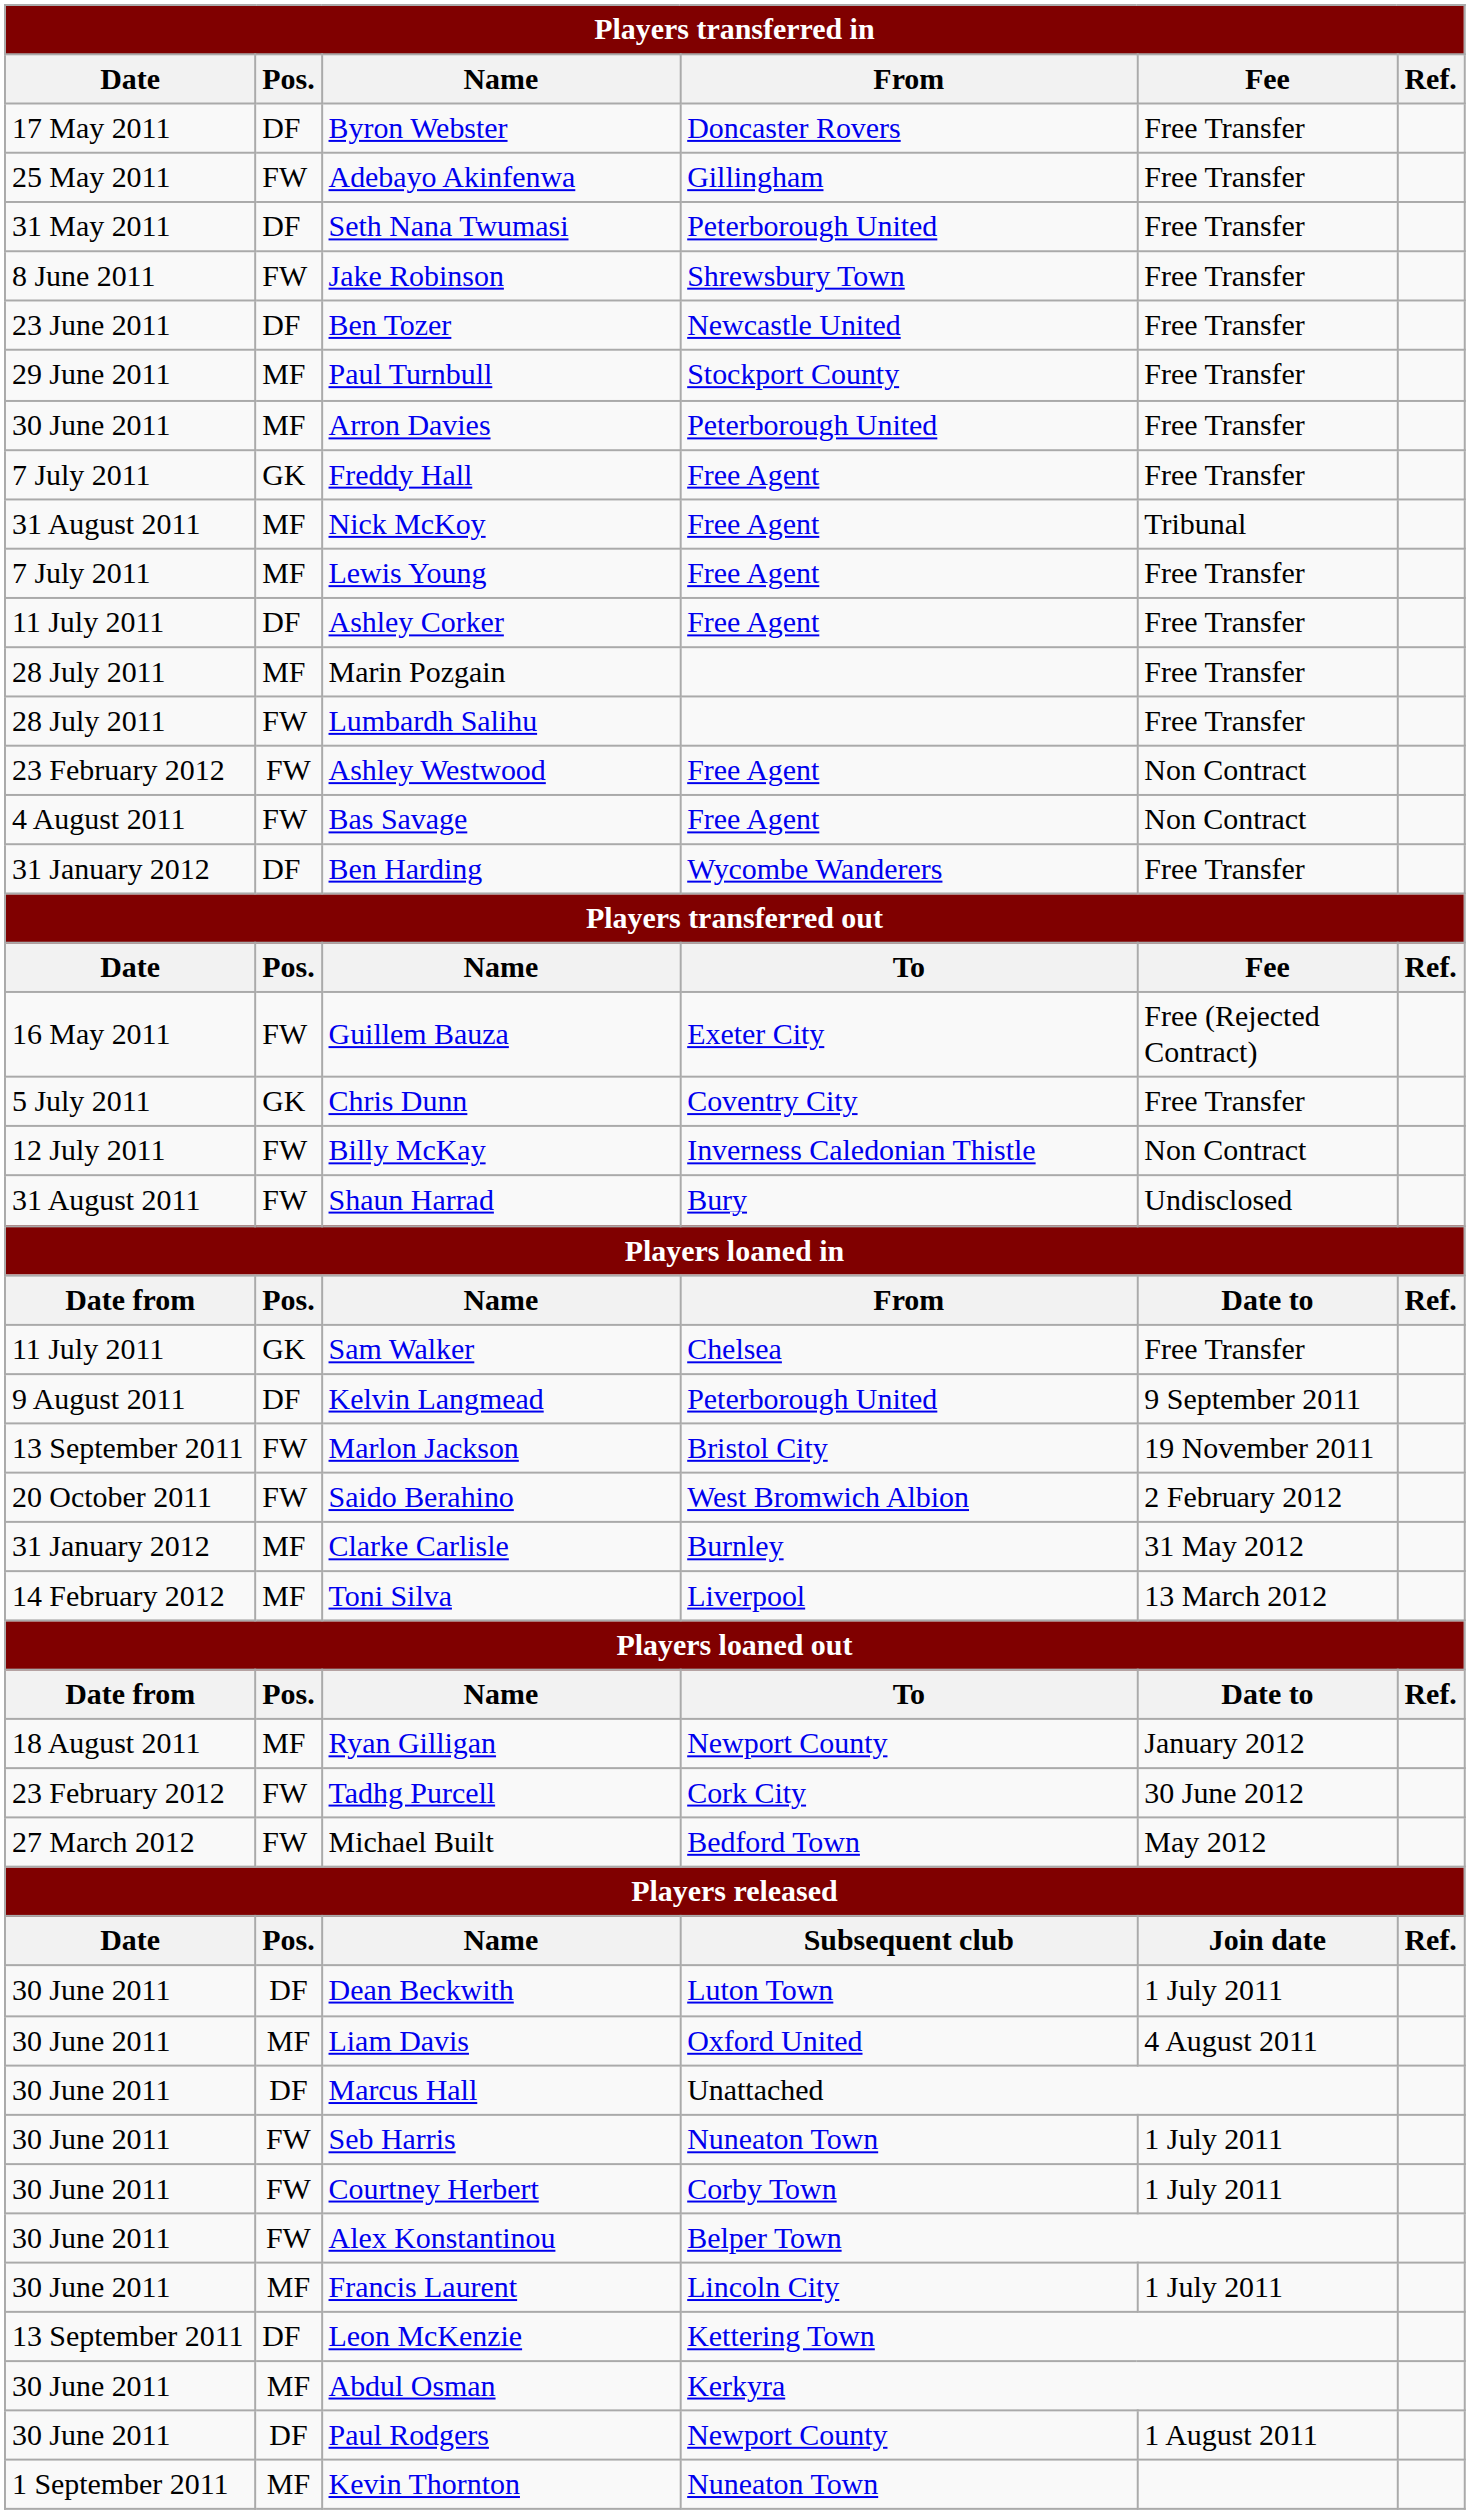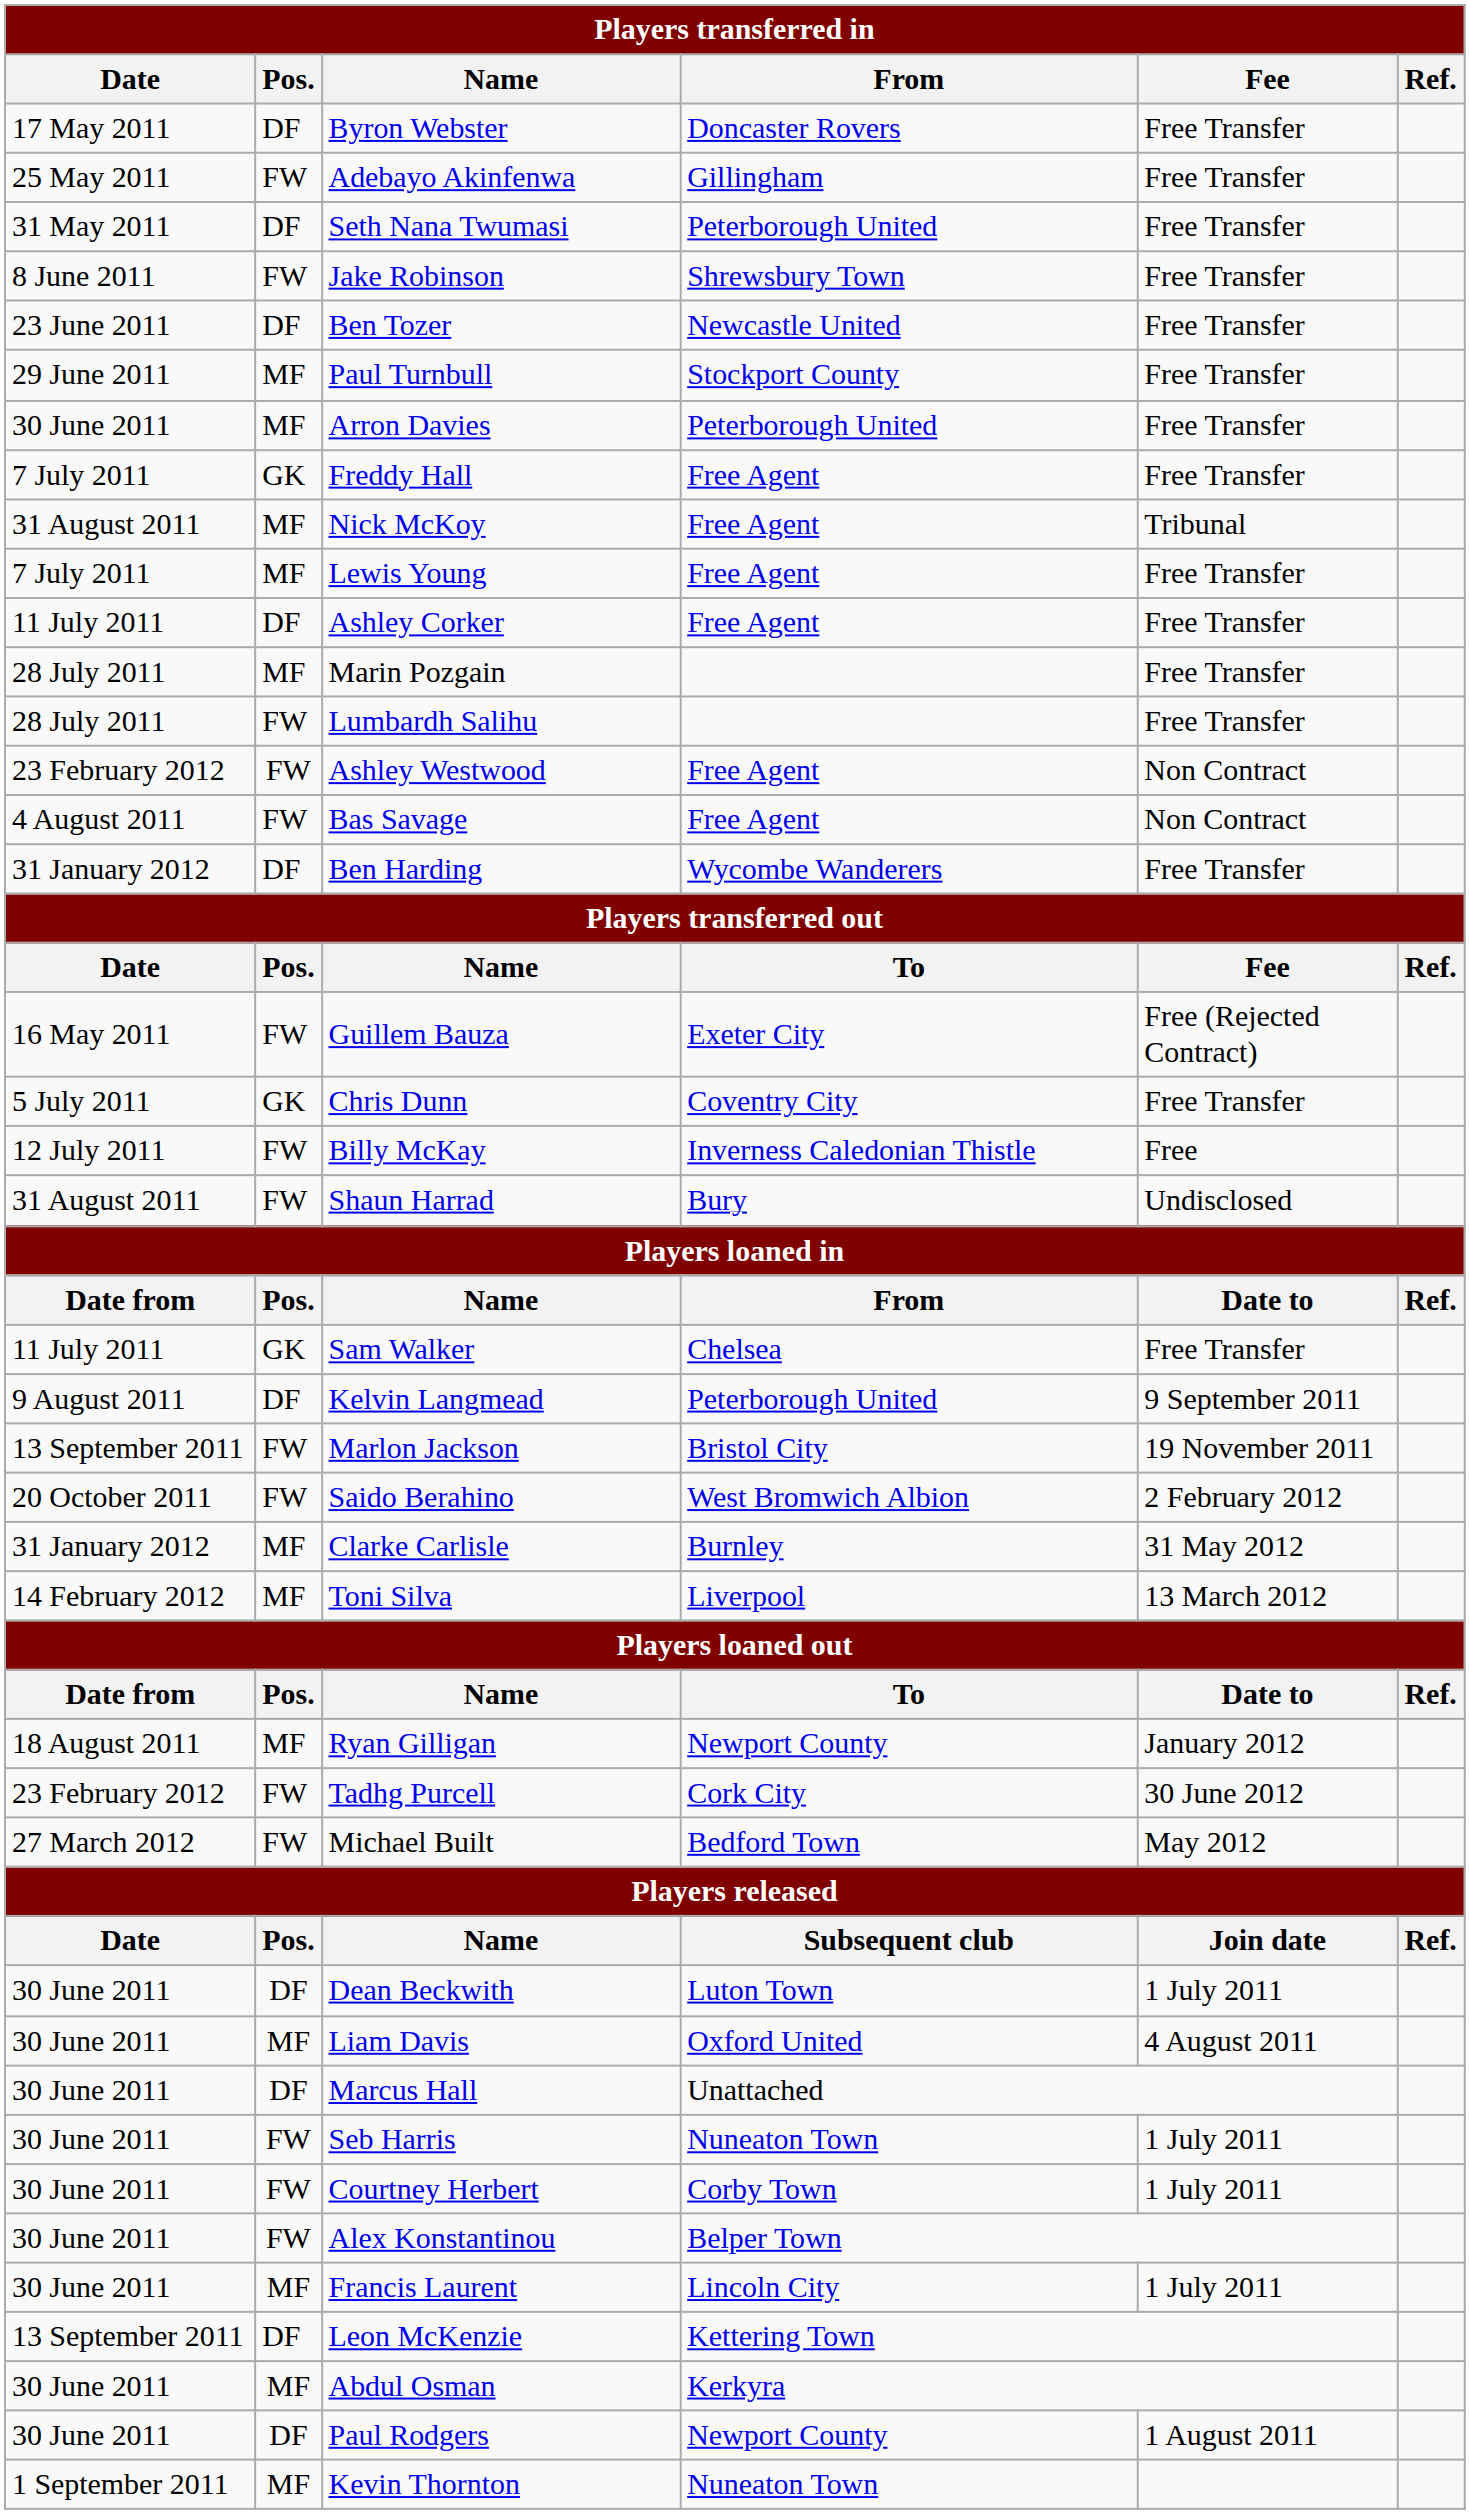(1225, 1151) Non Contract -> (1171, 1151) Free
